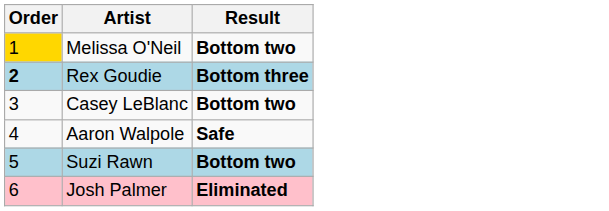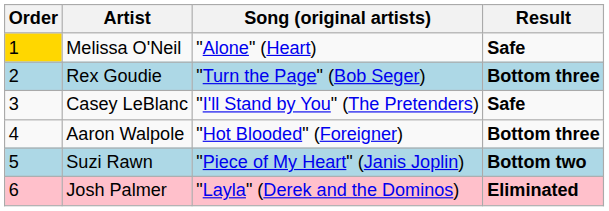+ column: (338, 18)
(246, 47) Bottom two -> (506, 47) Safe
(14, 76) bold -> (14, 76) normal
(246, 104) Bottom two -> (506, 104) Safe
(215, 133) Safe -> (543, 133) Bottom three
